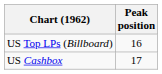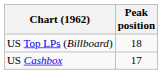(136, 43) 16 -> (136, 43) 18
